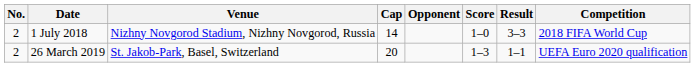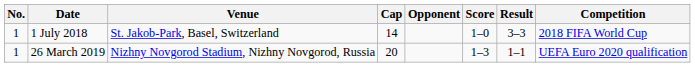(16, 33) 2 -> (16, 33) 1
(243, 33) Nizhny Novgorod Stadium, Nizhny Novgorod, Russia -> (195, 33) St. Jakob-Park, Basel, Switzerland
(16, 52) 2 -> (16, 52) 1
(195, 52) St. Jakob-Park, Basel, Switzerland -> (243, 52) Nizhny Novgorod Stadium, Nizhny Novgorod, Russia
